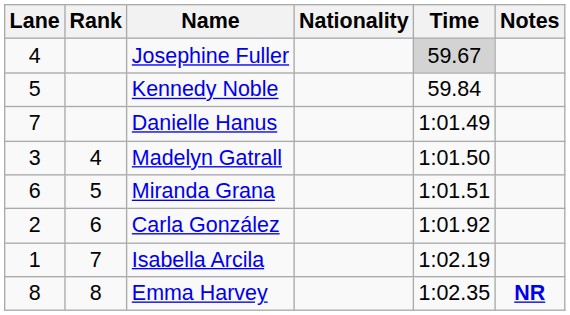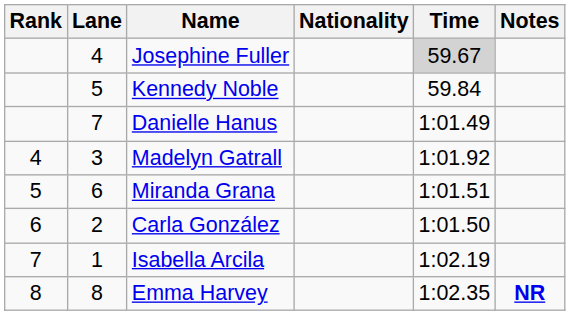columns swapped: (96, 21) <-> (35, 21)
(454, 157) 1:01.50 -> (454, 157) 1:01.92
(454, 225) 1:01.92 -> (454, 225) 1:01.50
